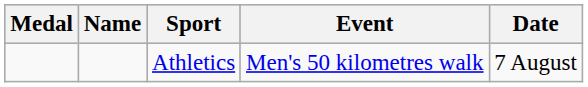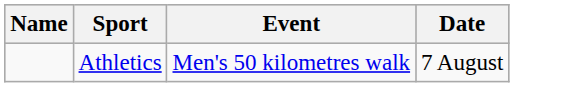- column: (42, 23)
